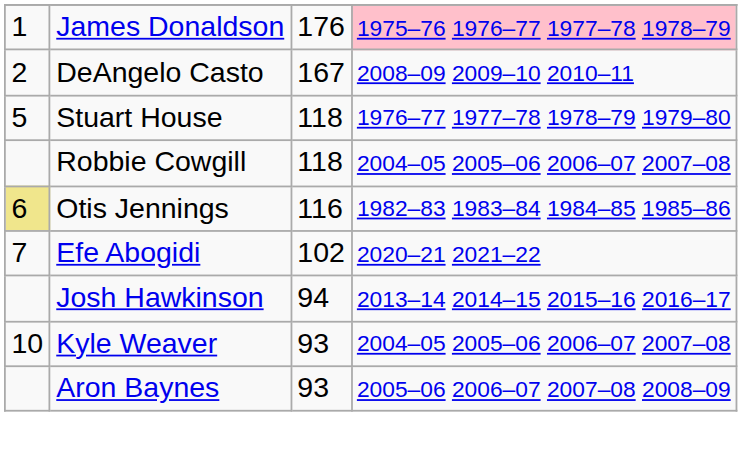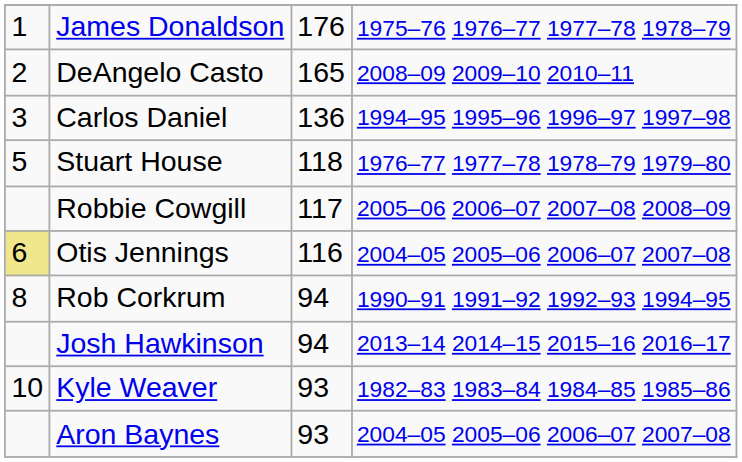(544, 27) pink background -> (544, 27) no background
(321, 72) 167 -> (321, 72) 165
+ row: (142, 117)
(320, 162) 118 -> (320, 207) 117
(544, 163) 2004–05 2005–06 2006–07 2007–08 -> (544, 208) 2005–06 2006–07 2007–08 2008–09
(544, 208) 1982–83 1983–84 1984–85 1985–86 -> (544, 253) 2004–05 2005–06 2006–07 2007–08
- row: (128, 252)
+ row: (141, 298)
(544, 344) 2004–05 2005–06 2006–07 2007–08 -> (544, 389) 1982–83 1983–84 1984–85 1985–86
(544, 389) 2005–06 2006–07 2007–08 2008–09 -> (544, 434) 2004–05 2005–06 2006–07 2007–08
